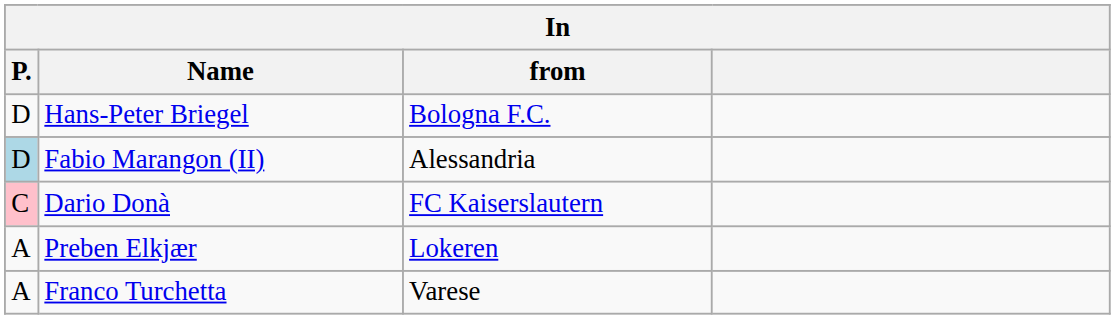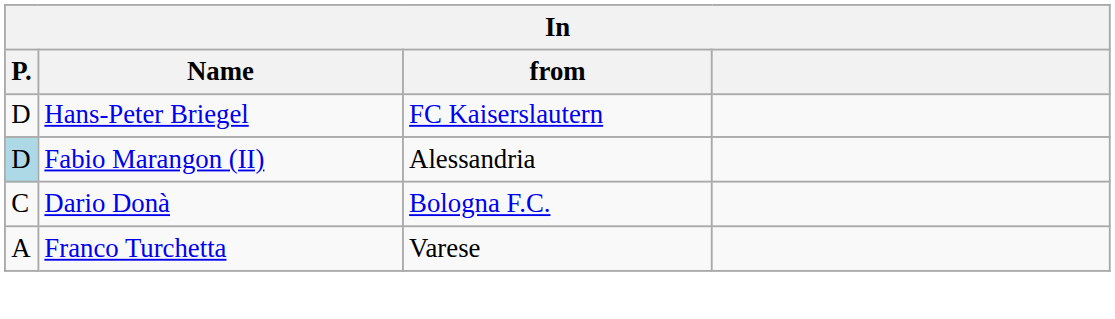(480, 115) Bologna F.C. -> (506, 115) FC Kaiserslautern
(20, 203) pink background -> (20, 203) no background
(506, 203) FC Kaiserslautern -> (480, 203) Bologna F.C.
- row: (121, 247)
